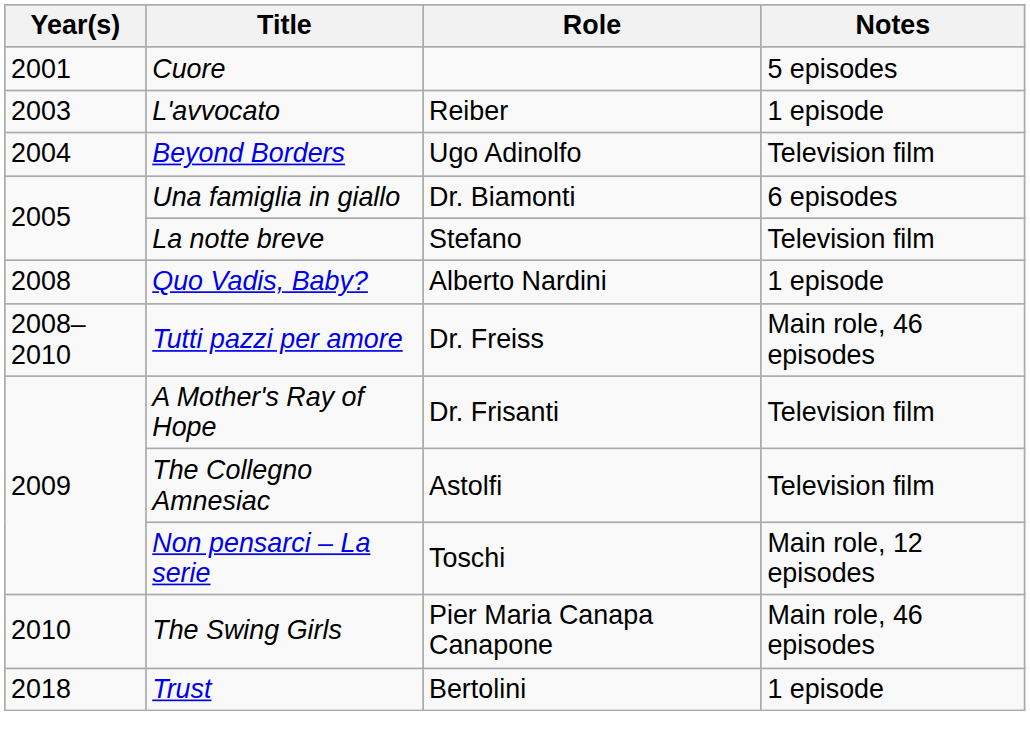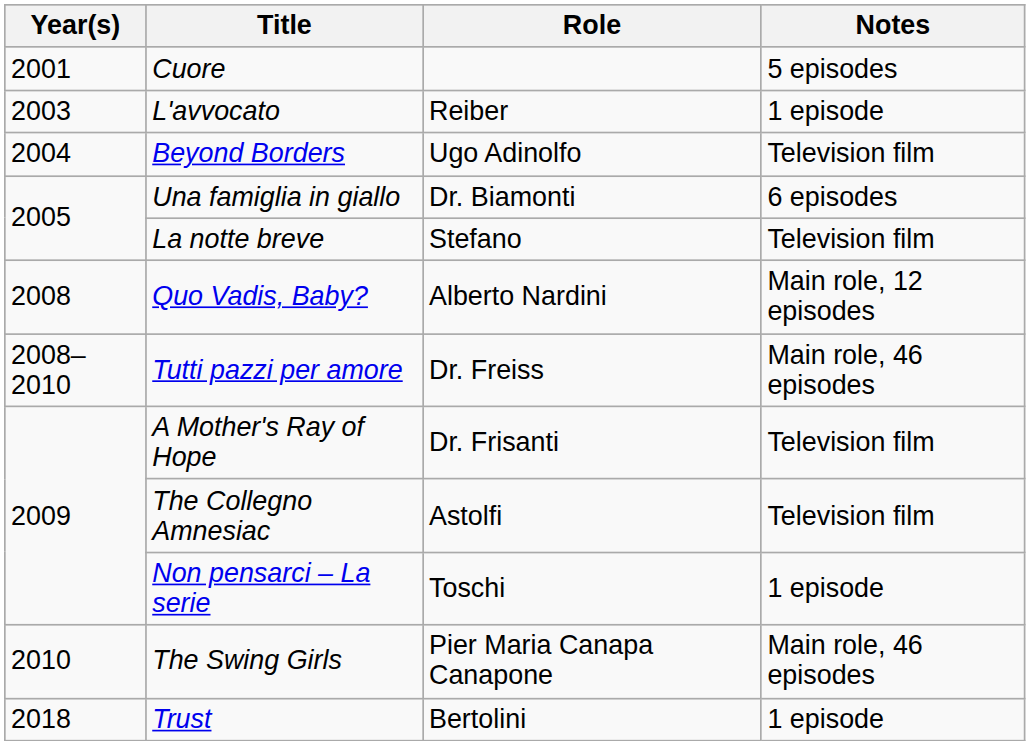(826, 281) 1 episode -> (845, 296) Main role, 12 episodes
(845, 557) Main role, 12 episodes -> (826, 588) 1 episode
